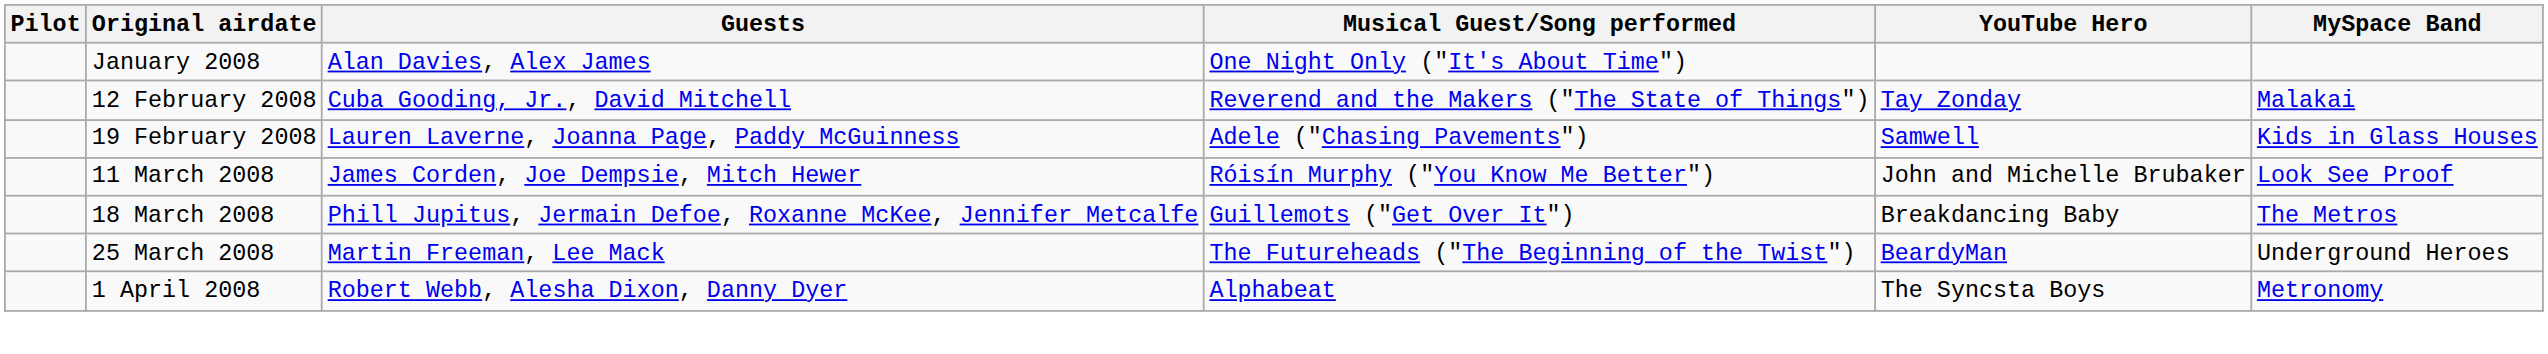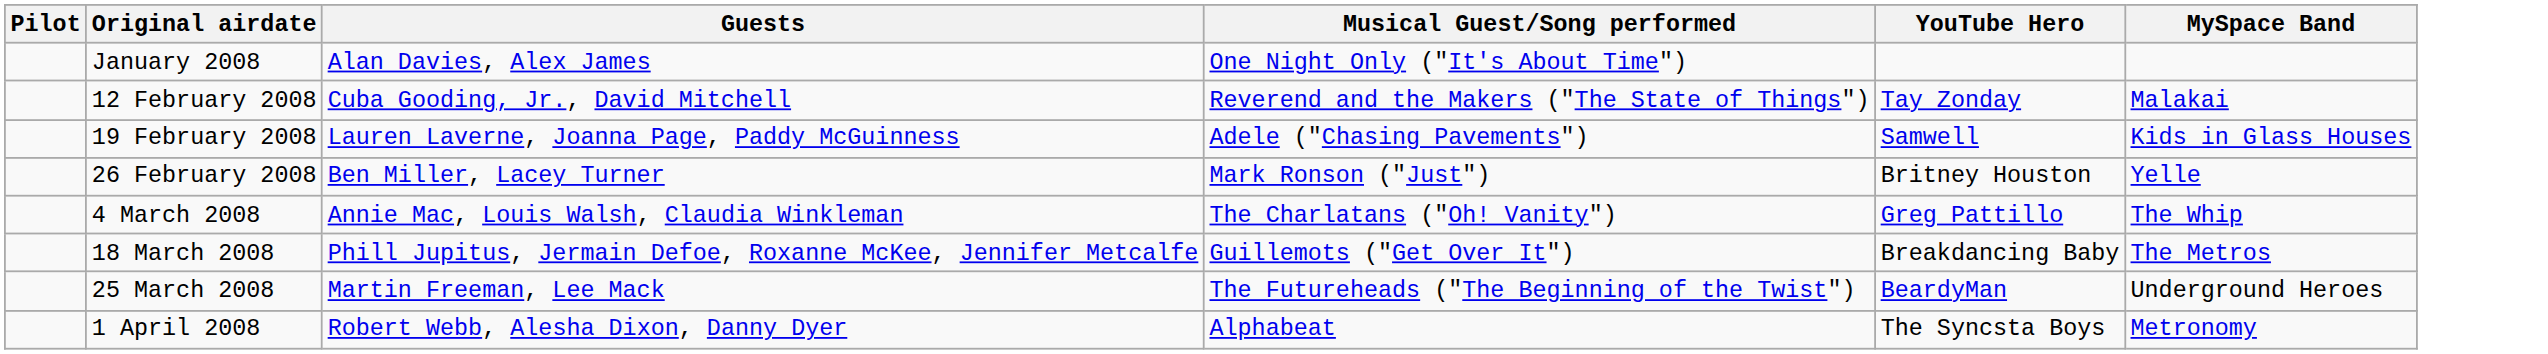+ row: (204, 177)
+ row: (176, 215)
- row: (183, 177)
